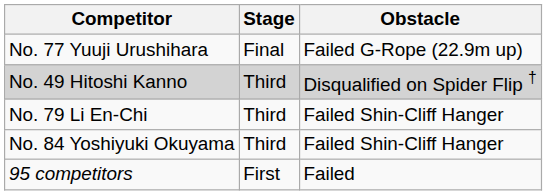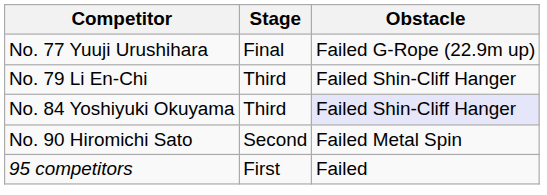- row: (98, 81)
(403, 144) no background -> (416, 109) lavender background
+ row: (101, 139)
